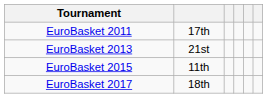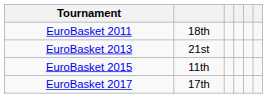(199, 31) 17th -> (199, 31) 18th
(199, 85) 18th -> (199, 85) 17th
